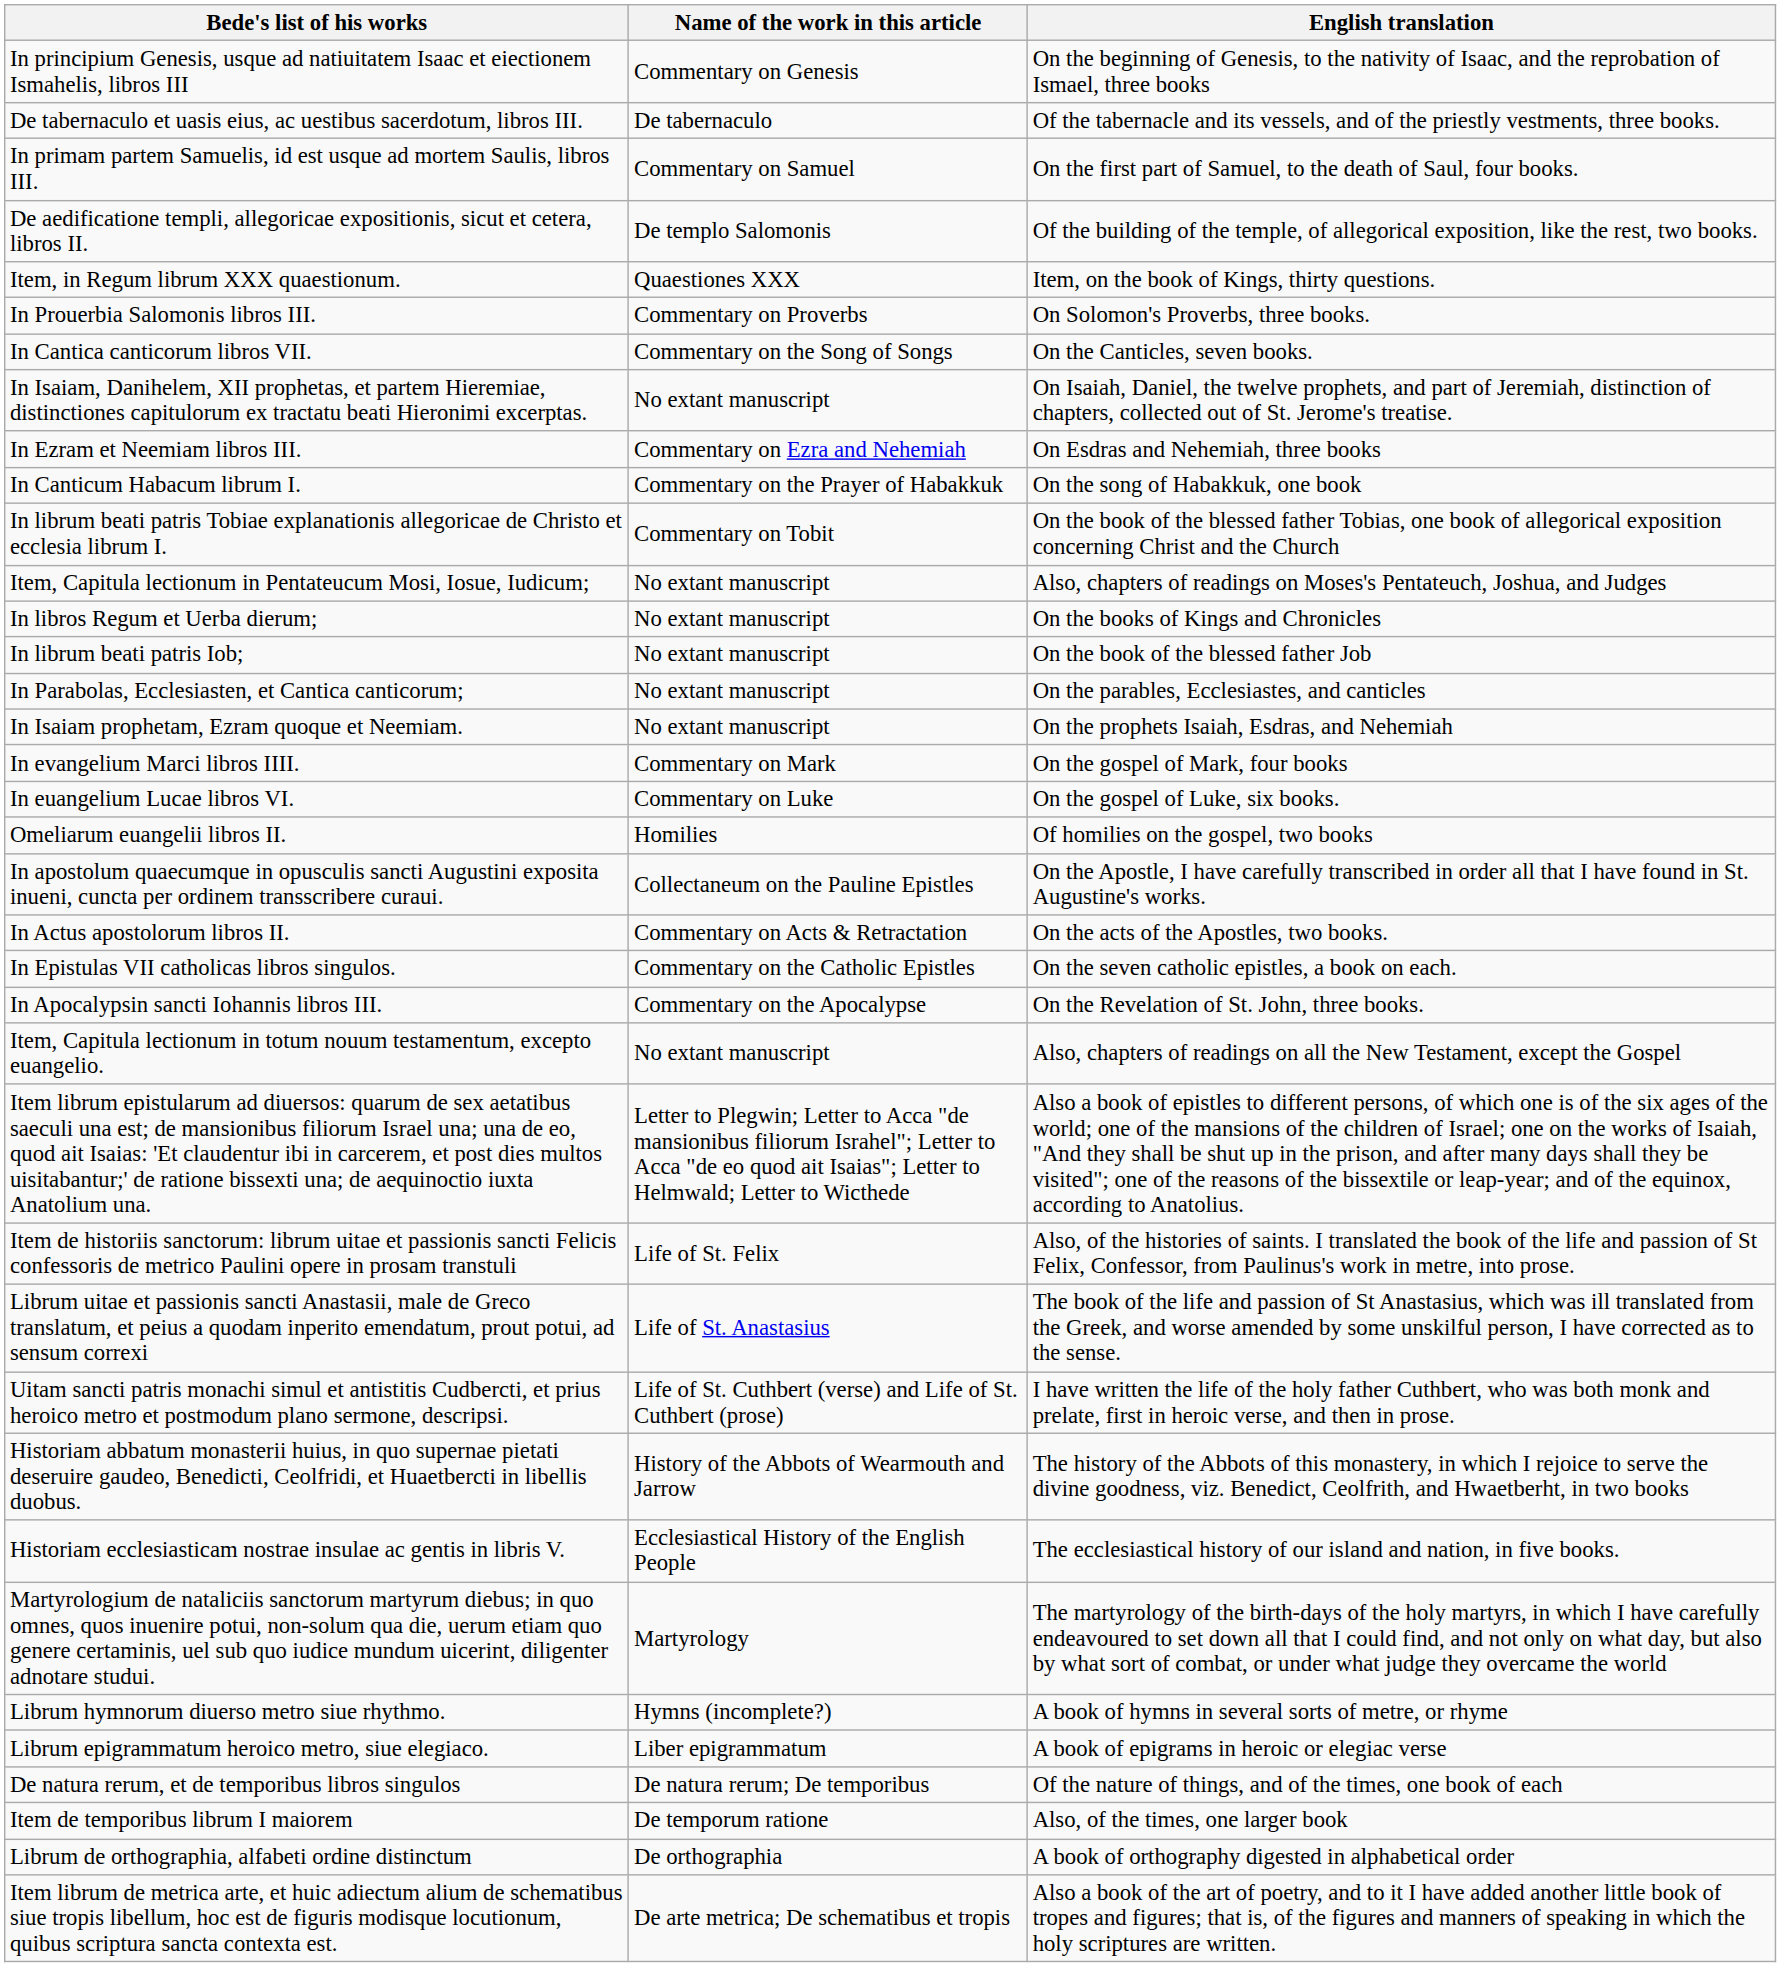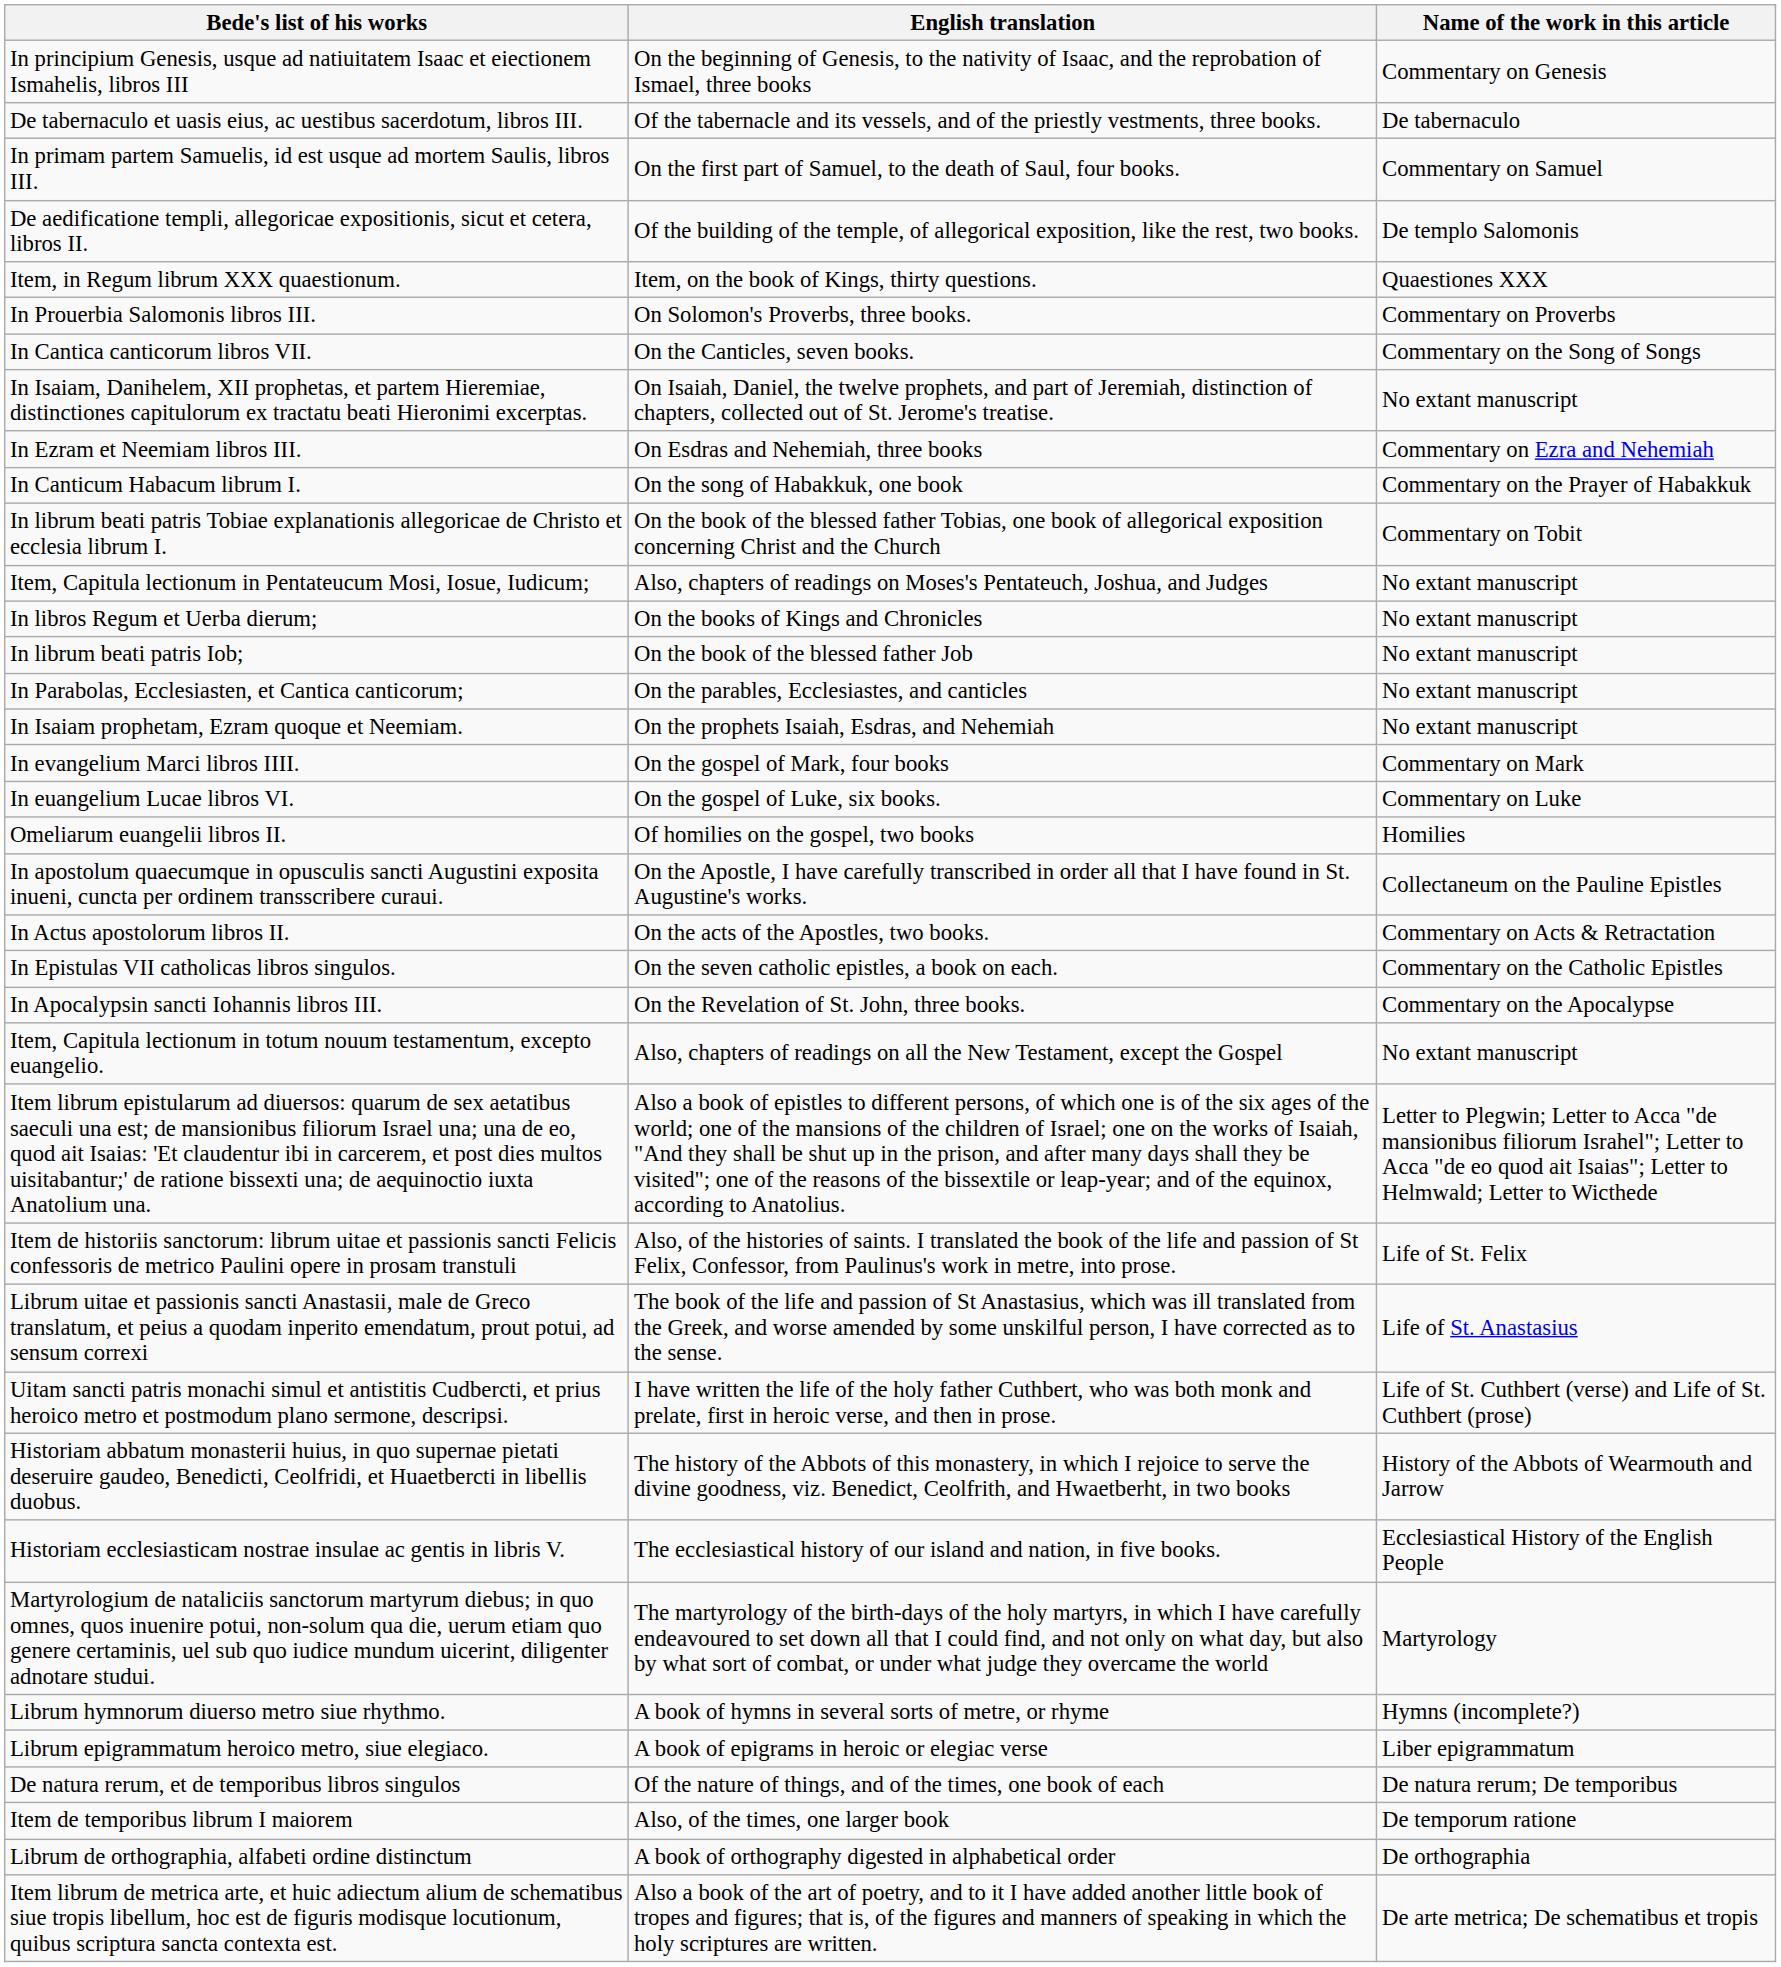columns swapped: (1401, 22) <-> (828, 22)
